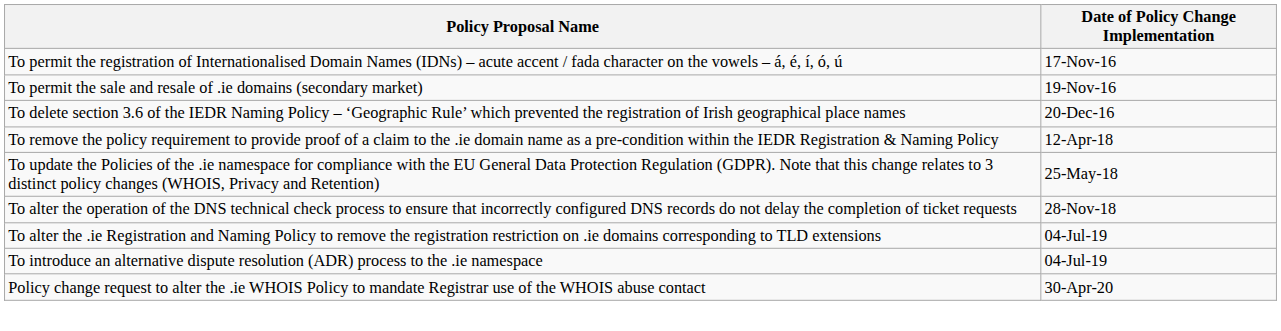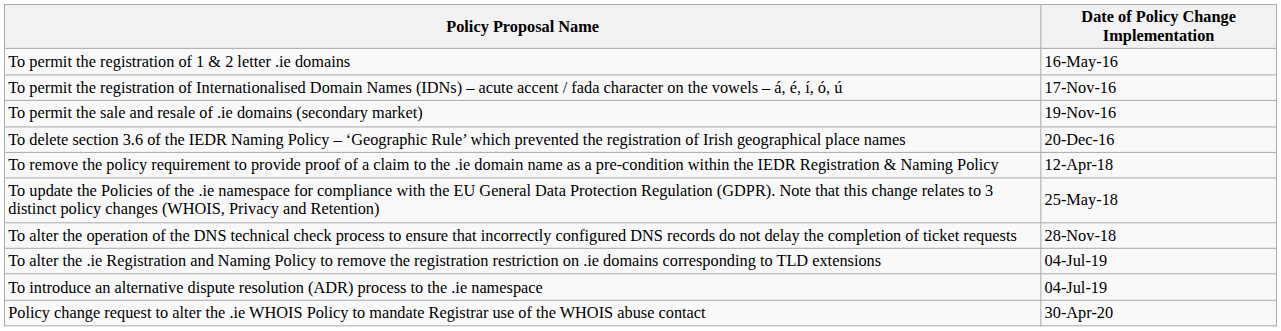+ row: (179, 61)
